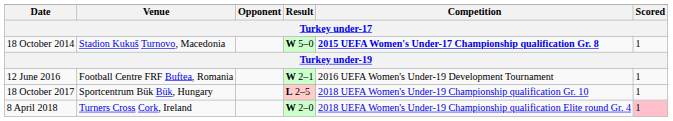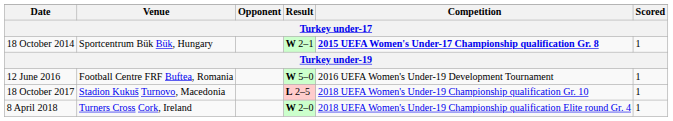(152, 44) Stadion Kukuš Turnovo, Macedonia -> (146, 44) Sportcentrum Bük Bük, Hungary
(300, 44) W 5–0 -> (300, 44) W 2–1
(300, 76) W 2–1 -> (300, 76) W 5–0
(146, 92) Sportcentrum Bük Bük, Hungary -> (152, 92) Stadion Kukuš Turnovo, Macedonia
(638, 108) pink background -> (638, 108) no background
